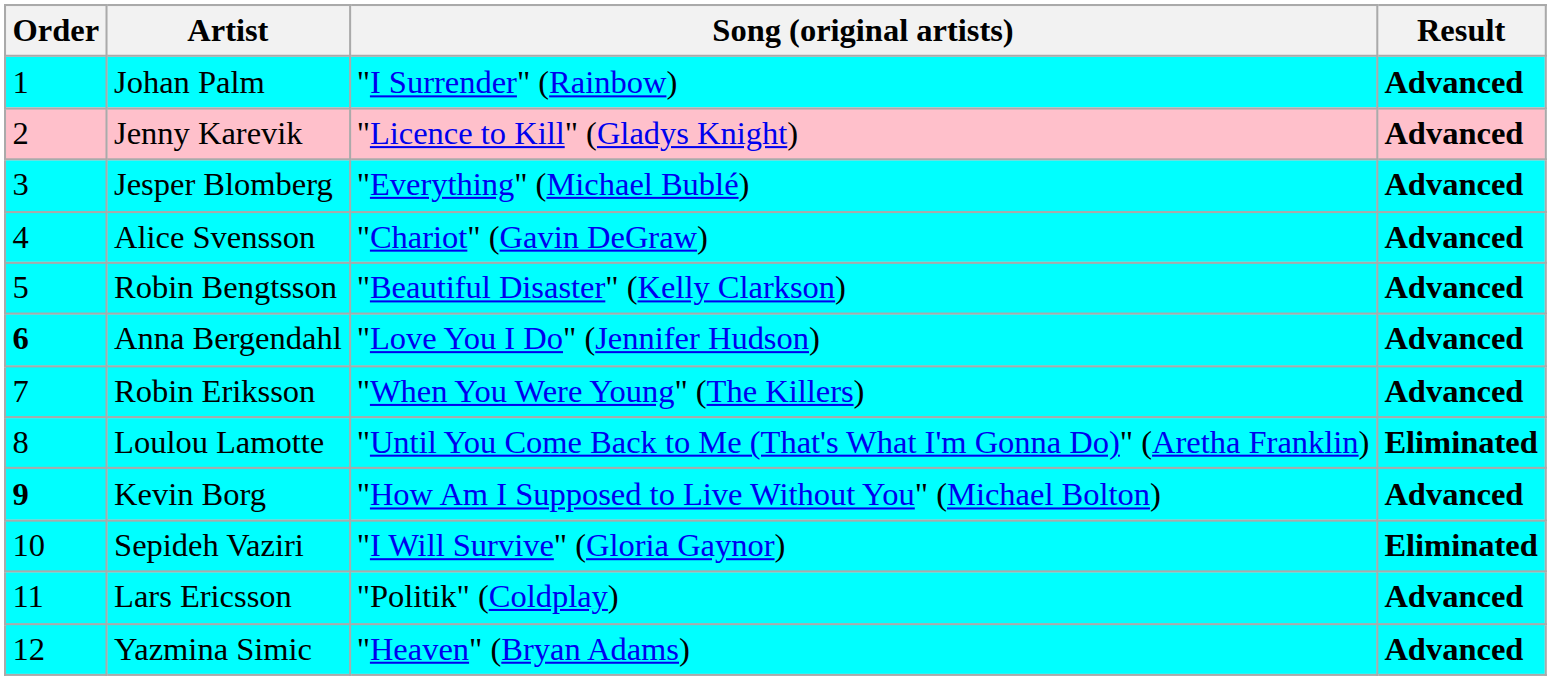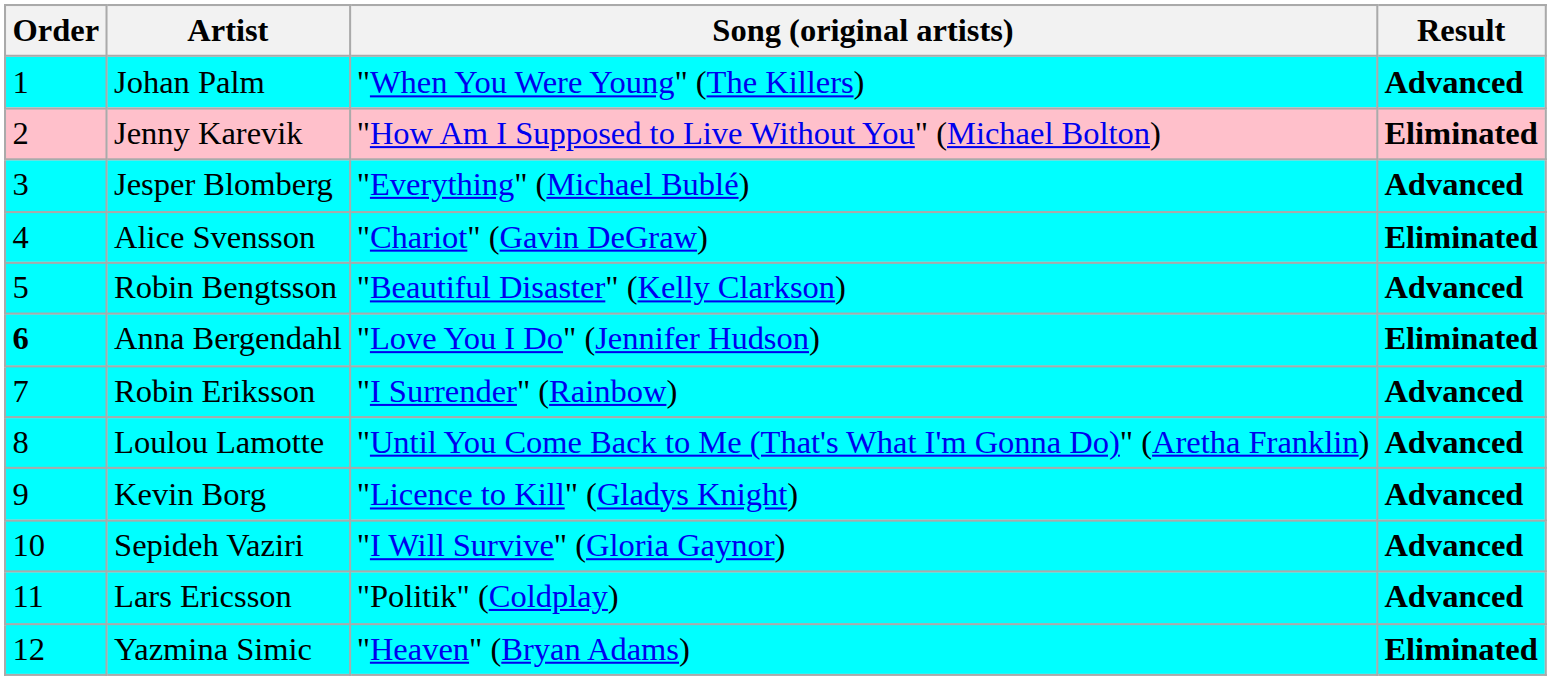(517, 81) "I Surrender" (Rainbow) -> (611, 81) "When You Were Young" (The Killers)
(577, 133) "Licence to Kill" (Gladys Knight) -> (759, 133) "How Am I Supposed to Live Without You" (Michael Bolton)
(1454, 133) Advanced -> (1461, 133) Eliminated
(1454, 236) Advanced -> (1461, 236) Eliminated
(1454, 339) Advanced -> (1461, 339) Eliminated
(611, 390) "When You Were Young" (The Killers) -> (517, 390) "I Surrender" (Rainbow)
(1461, 442) Eliminated -> (1454, 442) Advanced
(21, 493) bold -> (21, 493) normal
(759, 493) "How Am I Supposed to Live Without You" (Michael Bolton) -> (577, 493) "Licence to Kill" (Gladys Knight)
(1461, 545) Eliminated -> (1454, 545) Advanced
(1454, 648) Advanced -> (1461, 648) Eliminated
